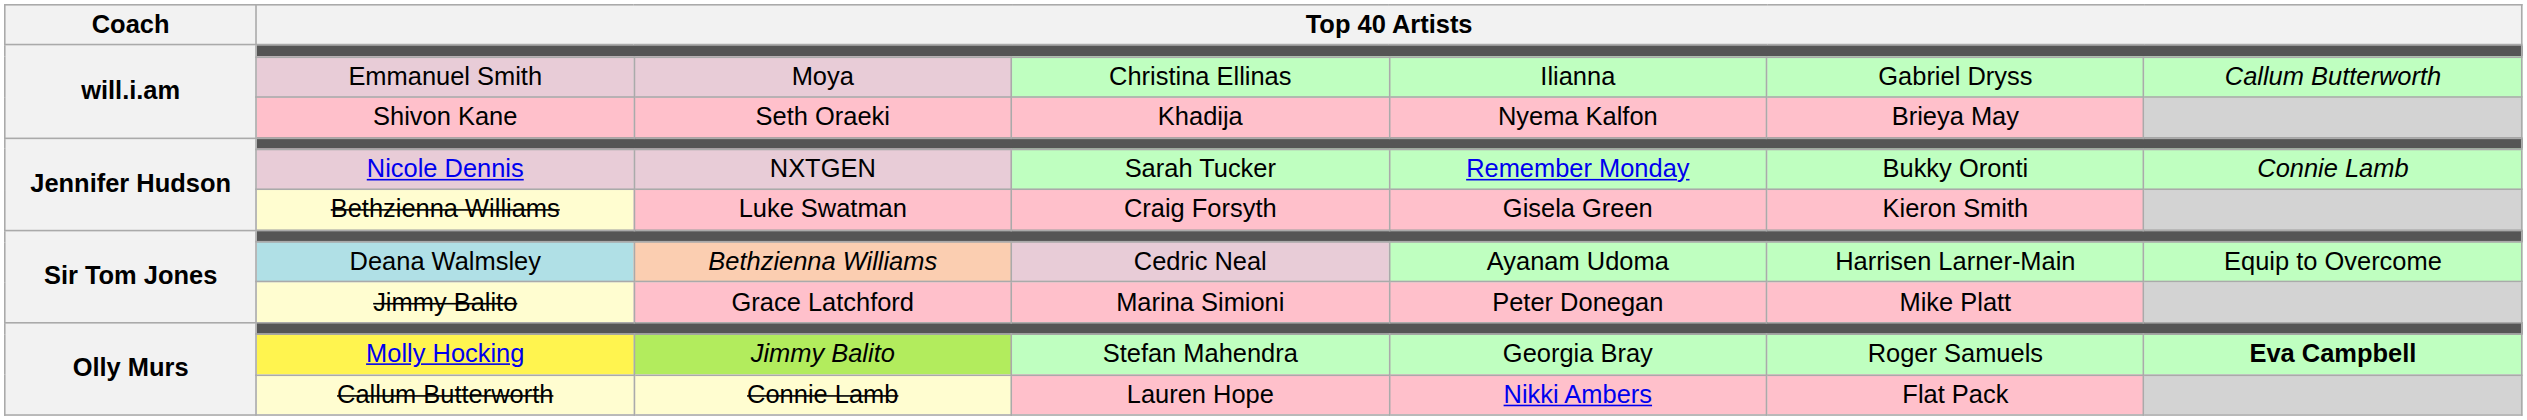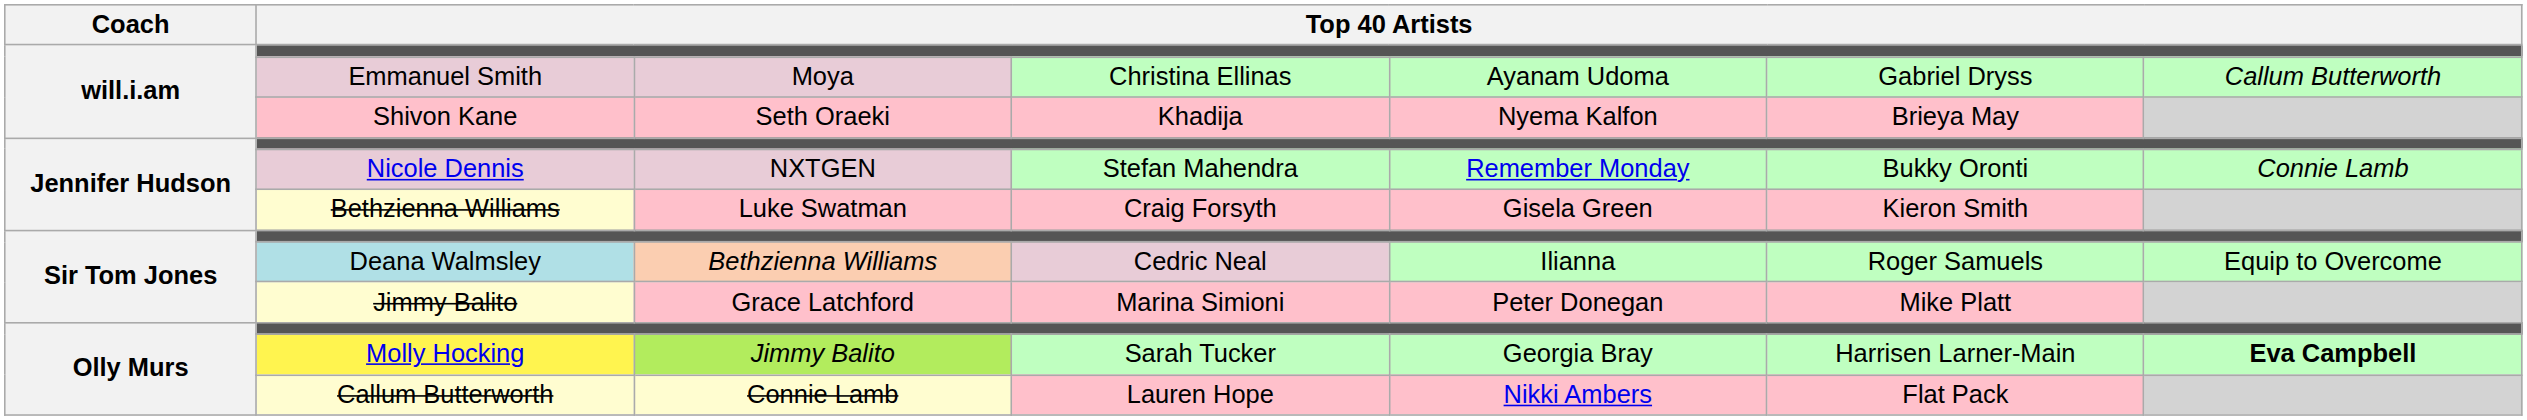(1578, 76) Ilianna -> (1578, 76) Ayanam Udoma
(1200, 169) Sarah Tucker -> (1200, 169) Stefan Mahendra
(1578, 261) Ayanam Udoma -> (1578, 261) Ilianna
(1955, 261) Harrisen Larner-Main -> (1955, 261) Roger Samuels
(1200, 354) Stefan Mahendra -> (1200, 354) Sarah Tucker
(1955, 354) Roger Samuels -> (1955, 354) Harrisen Larner-Main
